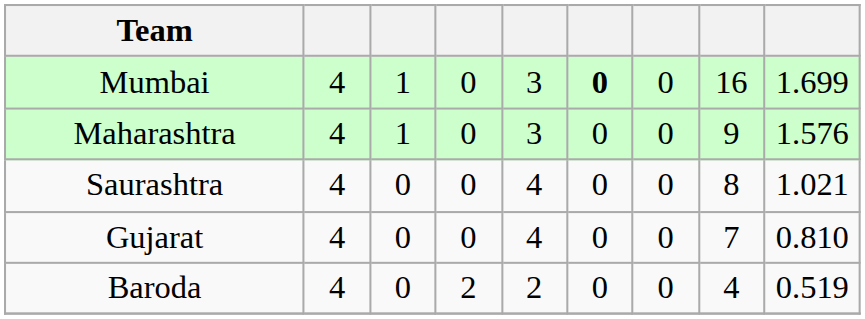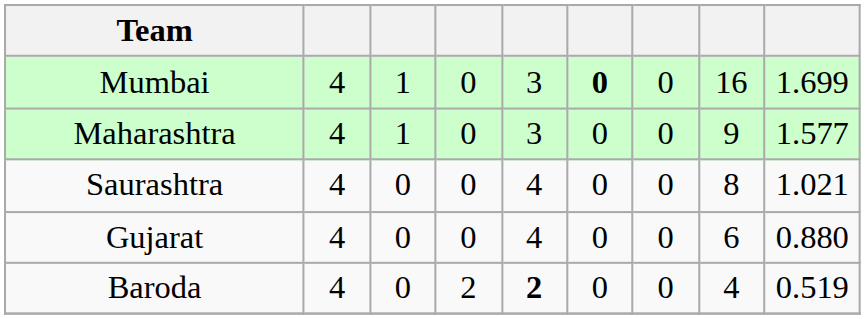(812, 133) 1.576 -> (812, 133) 1.577
(731, 236) 7 -> (731, 236) 6
(812, 236) 0.810 -> (812, 236) 0.880
(534, 287) normal -> (534, 287) bold
